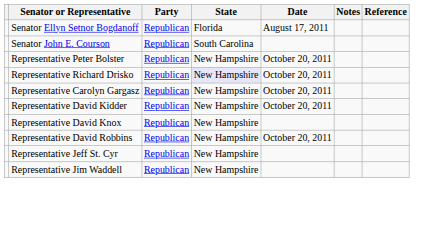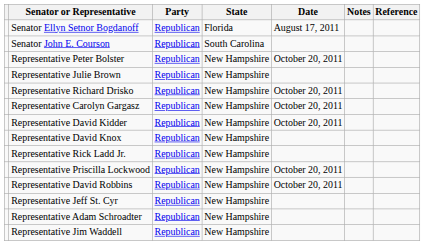+ row: (66, 75)
(226, 75) lavender background -> (237, 91) no background
+ row: (68, 153)
+ row: (81, 169)
+ row: (76, 216)
